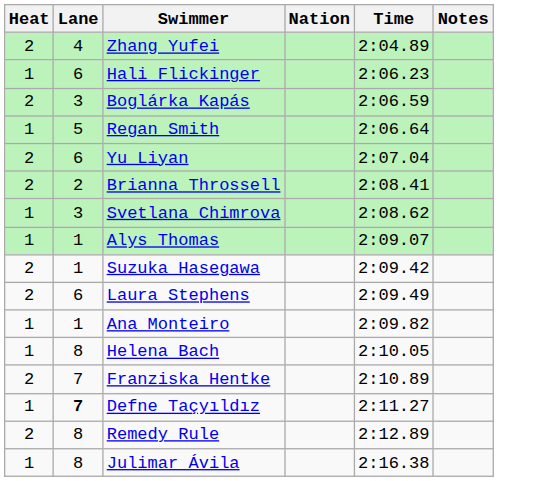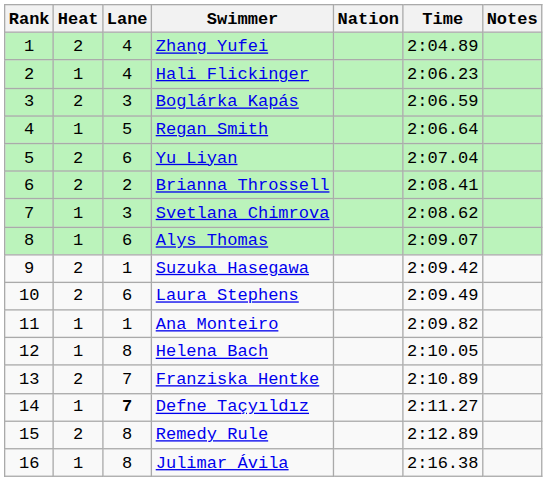+ column: (29, 19)
(78, 74) 6 -> (127, 74) 4
(78, 241) 1 -> (127, 241) 6
